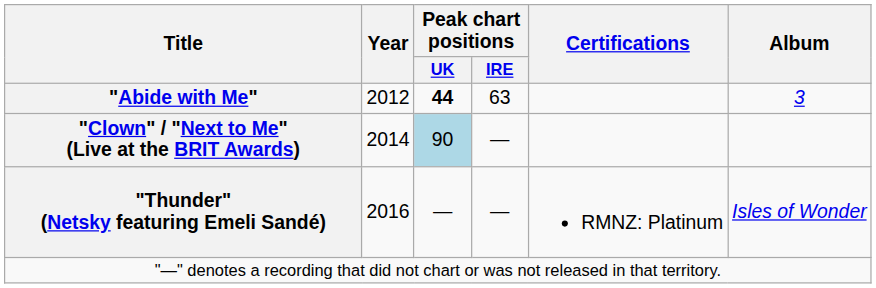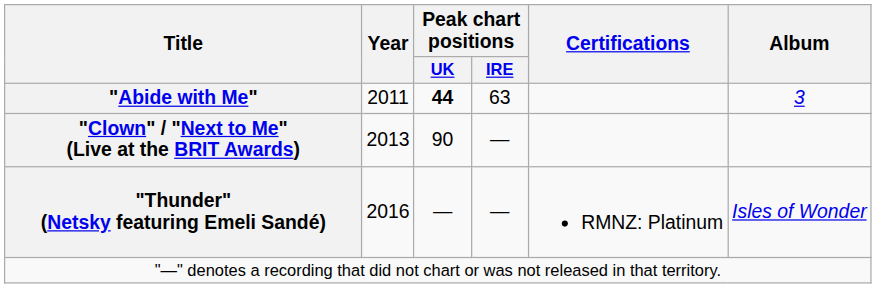(388, 98) 2012 -> (388, 98) 2011
(388, 139) 2014 -> (388, 139) 2013
(443, 139) lightblue background -> (443, 139) no background
